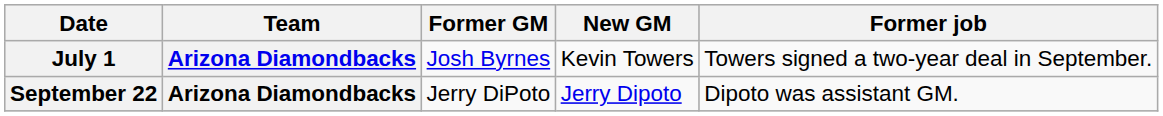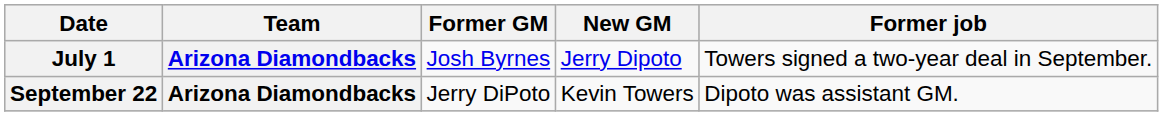(627, 58) Kevin Towers -> (621, 58) Jerry Dipoto
(621, 94) Jerry Dipoto -> (627, 94) Kevin Towers
